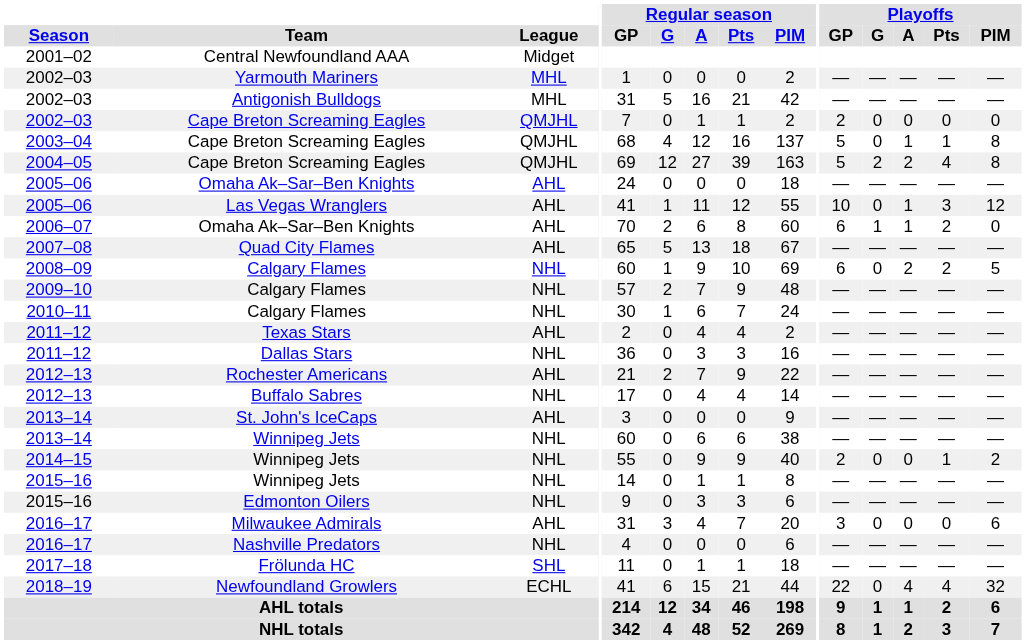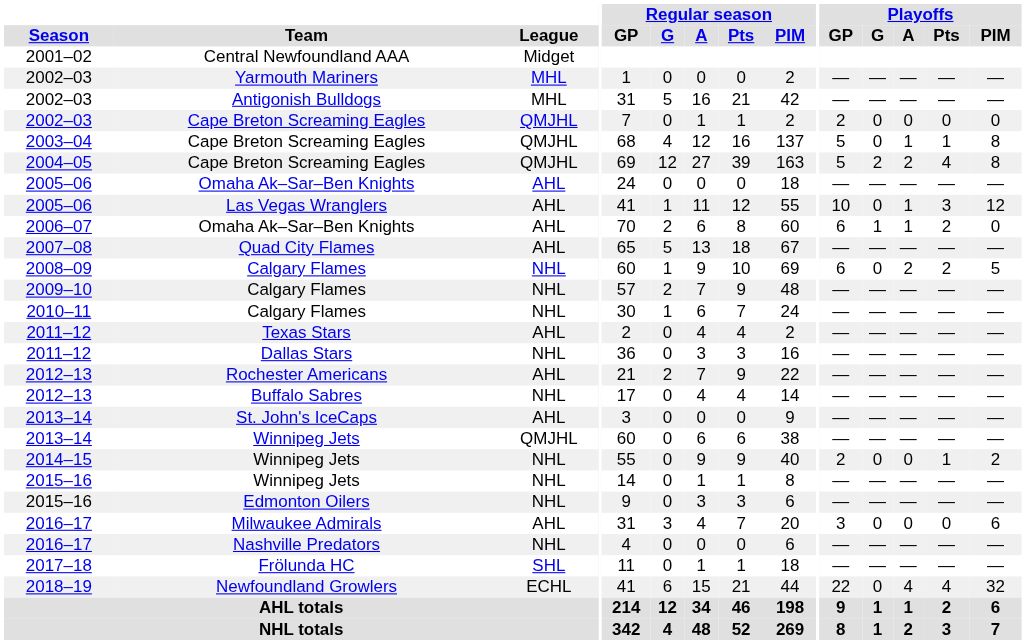(549, 438) NHL -> (549, 438) QMJHL
